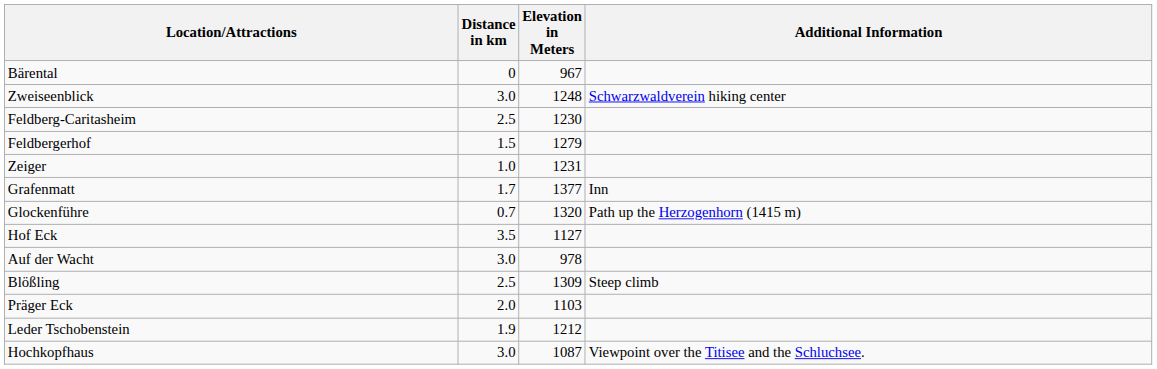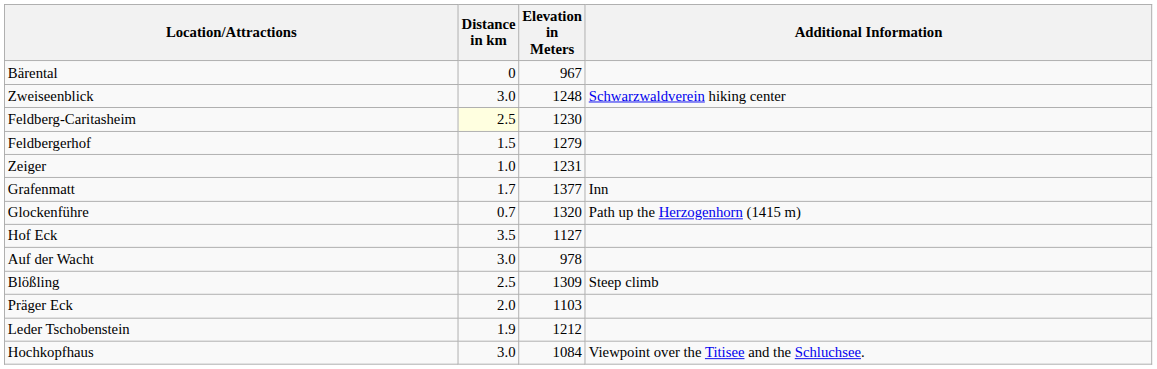(506, 119) no background -> (506, 119) lightyellow background
(567, 352) 1087 -> (567, 352) 1084
